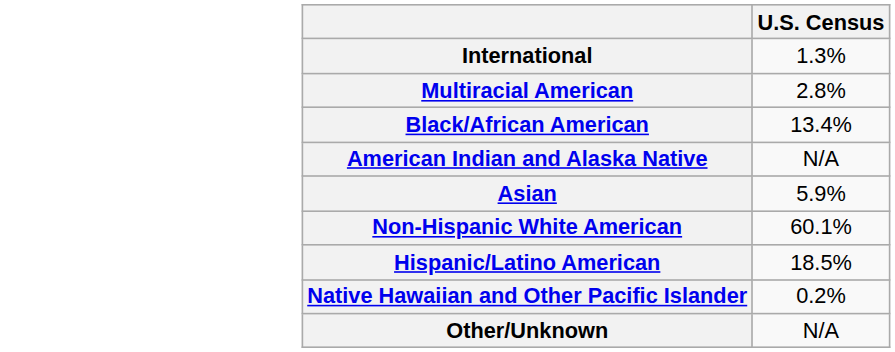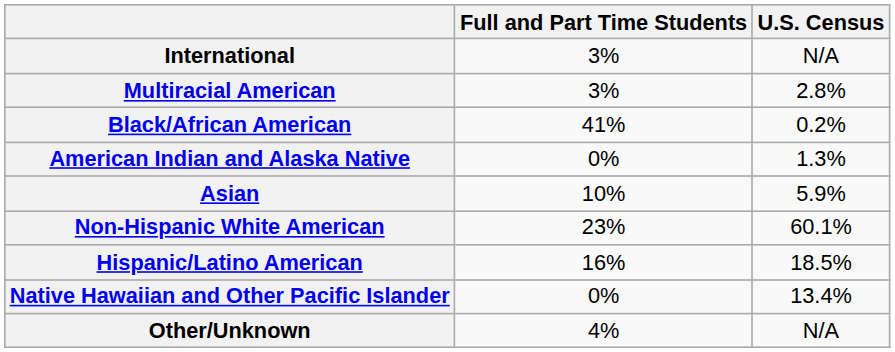+ column: (604, 22)
(821, 56) 1.3% -> (821, 56) N/A
(821, 125) 13.4% -> (821, 125) 0.2%
(821, 159) N/A -> (821, 159) 1.3%
(821, 296) 0.2% -> (821, 296) 13.4%
